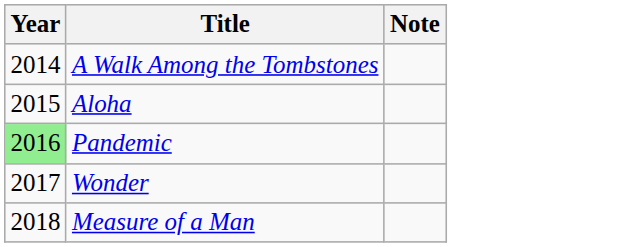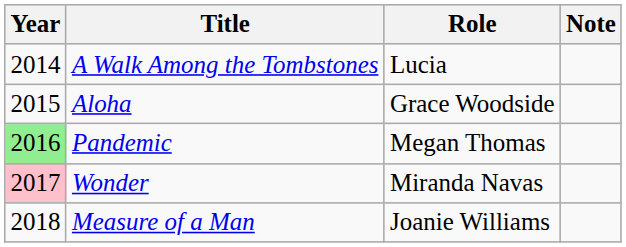+ column: (472, 24)
(35, 182) no background -> (35, 182) pink background
